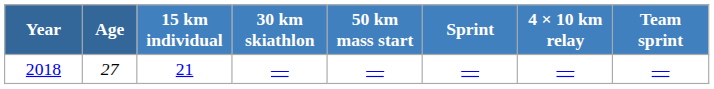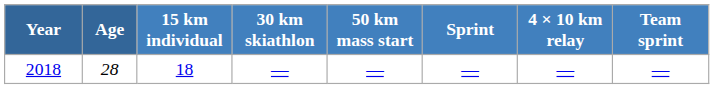(110, 69) 27 -> (110, 69) 28
(185, 69) 21 -> (185, 69) 18
